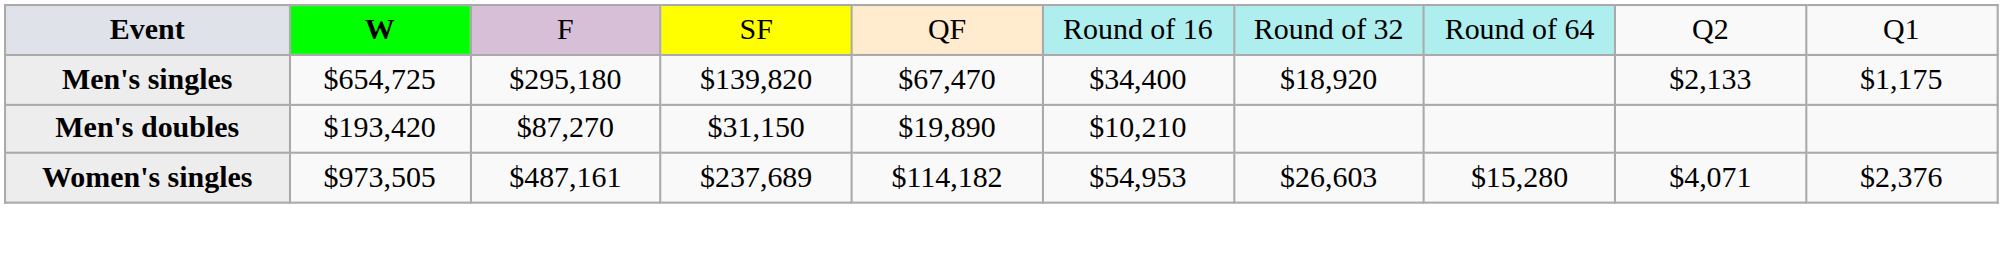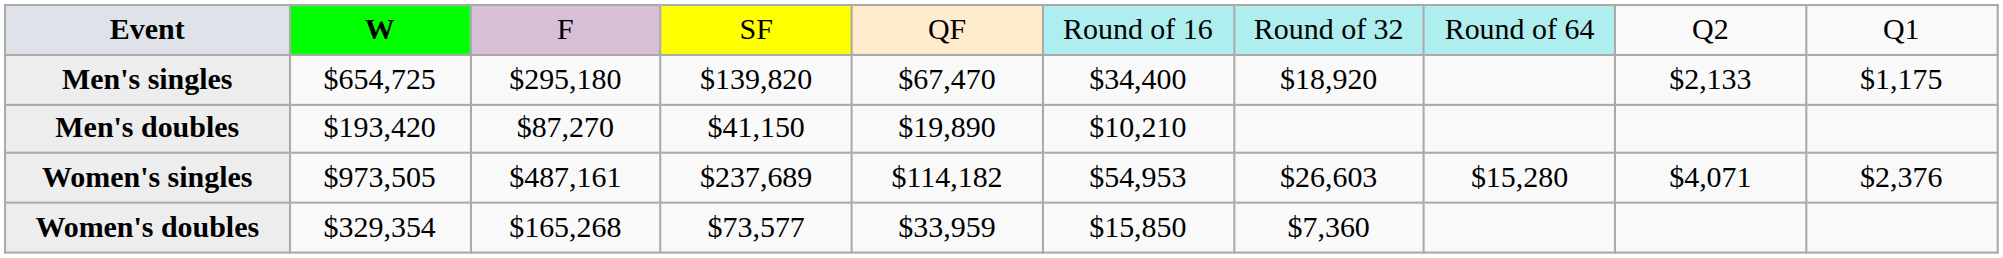(756, 128) $31,150 -> (756, 128) $41,150
+ row: (147, 227)
